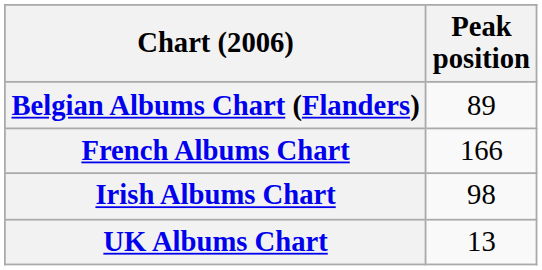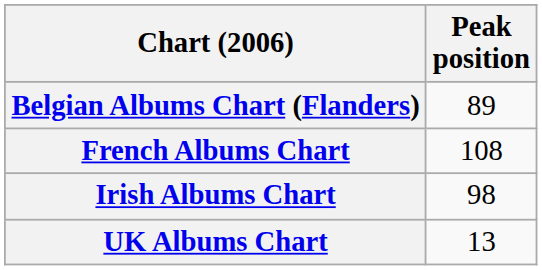(481, 150) 166 -> (481, 150) 108
